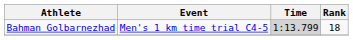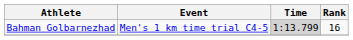(334, 28) 18 -> (334, 28) 16
